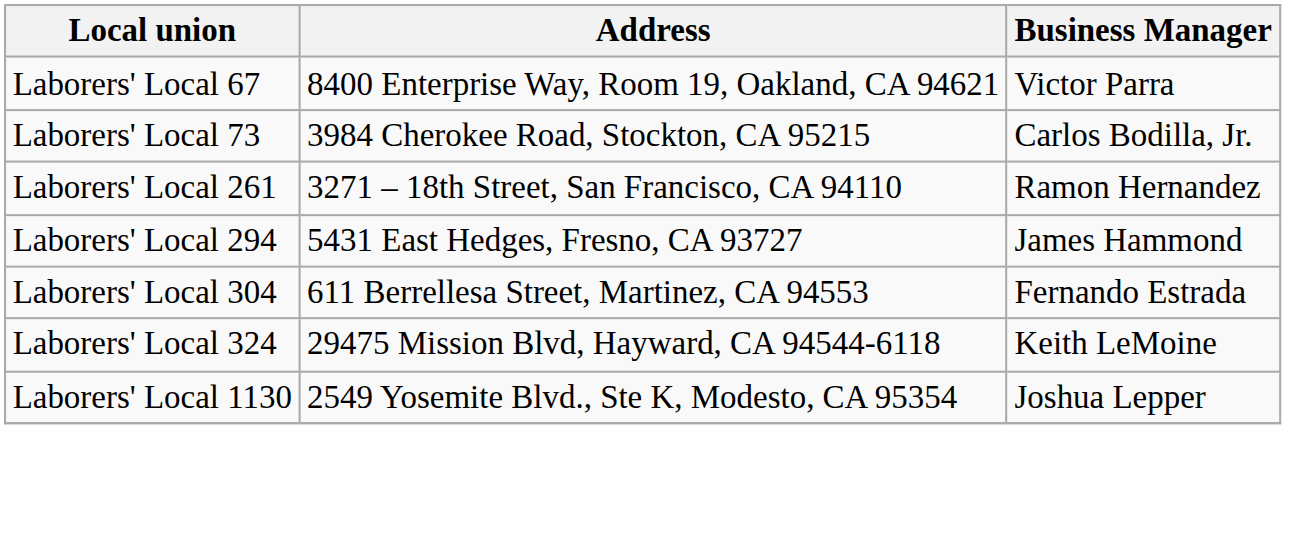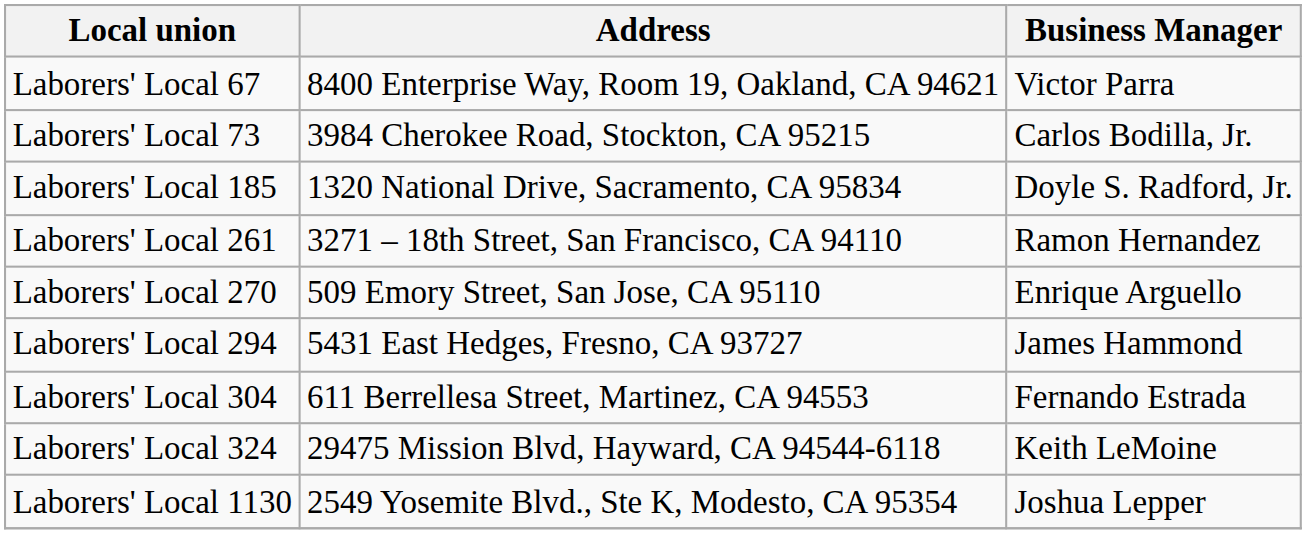+ row: (145, 187)
+ row: (145, 291)
